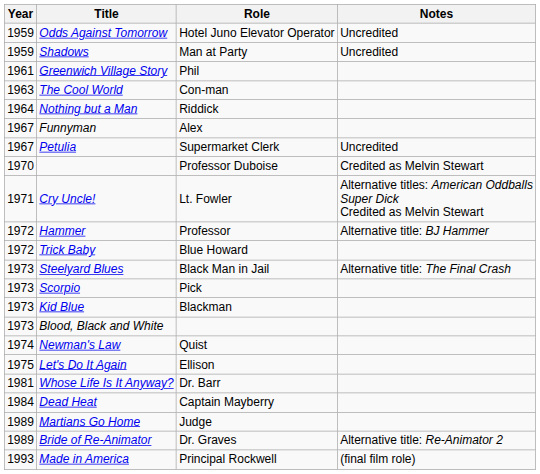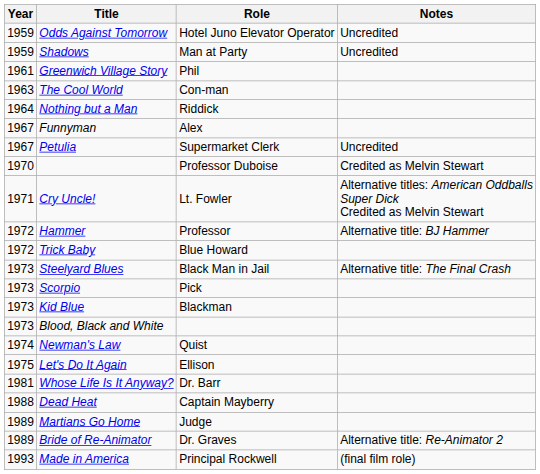(20, 402) 1984 -> (20, 402) 1988
